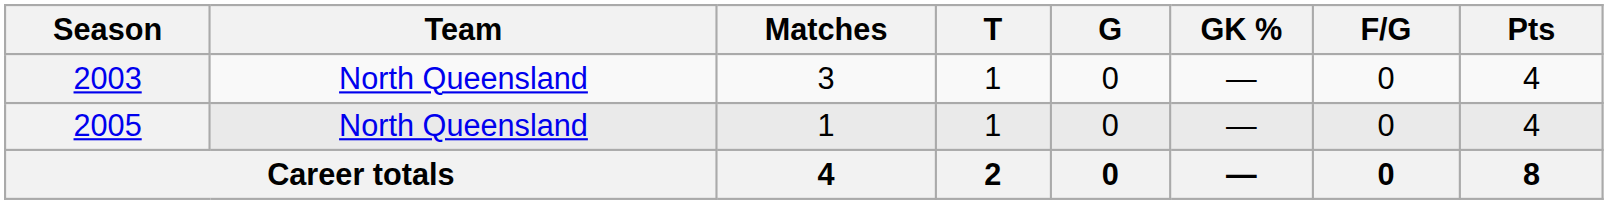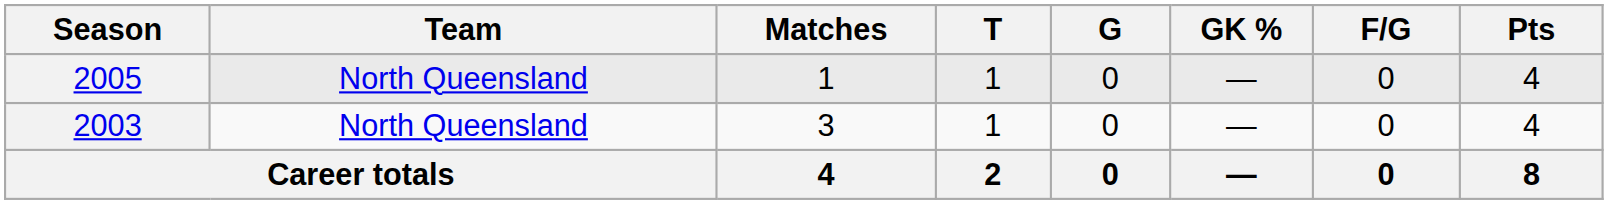rows swapped: (108, 78) <-> (108, 127)
